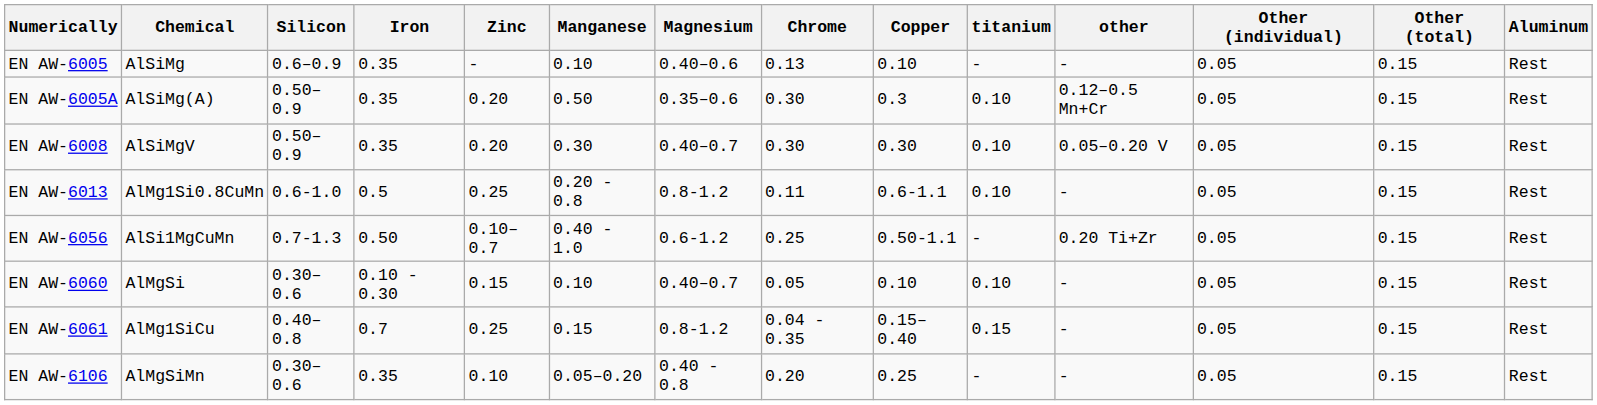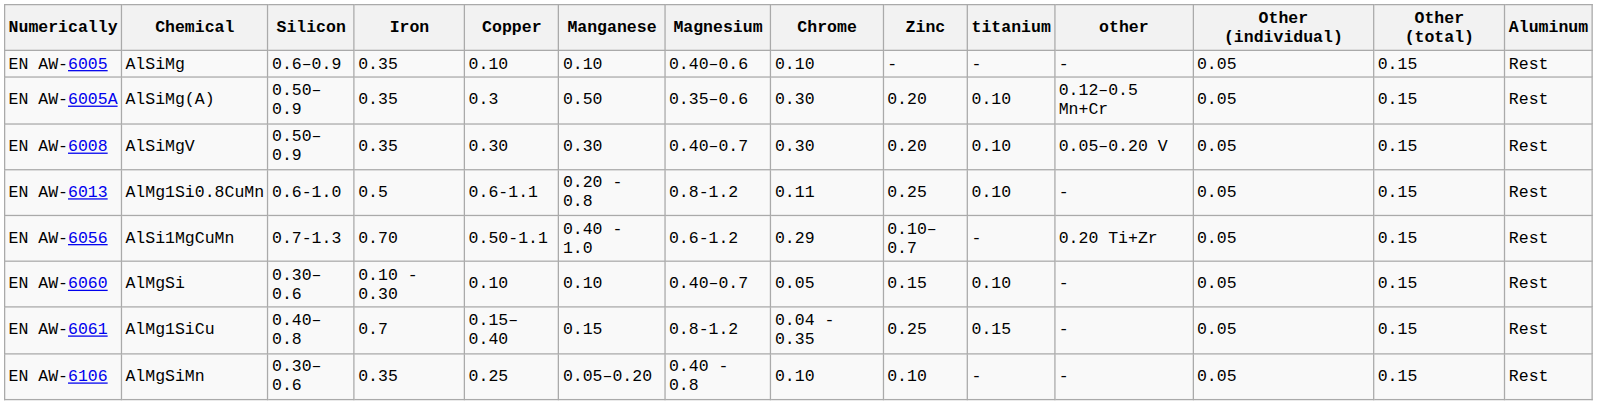columns swapped: (920, 28) <-> (507, 28)
(785, 64) 0.13 -> (795, 64) 0.10
(378, 238) 0.50 -> (378, 238) 0.70
(785, 238) 0.25 -> (795, 238) 0.29
(785, 376) 0.20 -> (795, 376) 0.10
